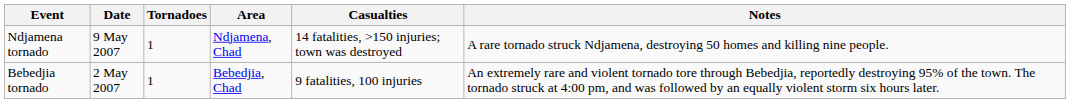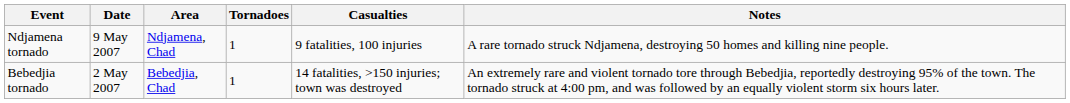columns swapped: (251, 15) <-> (177, 15)
(368, 44) 14 fatalities, >150 injuries; town was destroyed -> (359, 44) 9 fatalities, 100 injuries
(359, 80) 9 fatalities, 100 injuries -> (368, 80) 14 fatalities, >150 injuries; town was destroyed
